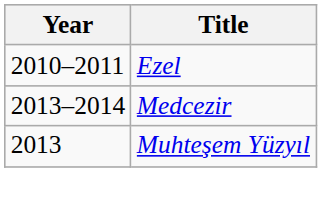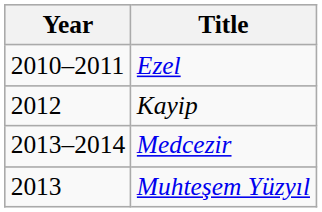+ row: (167, 105)
